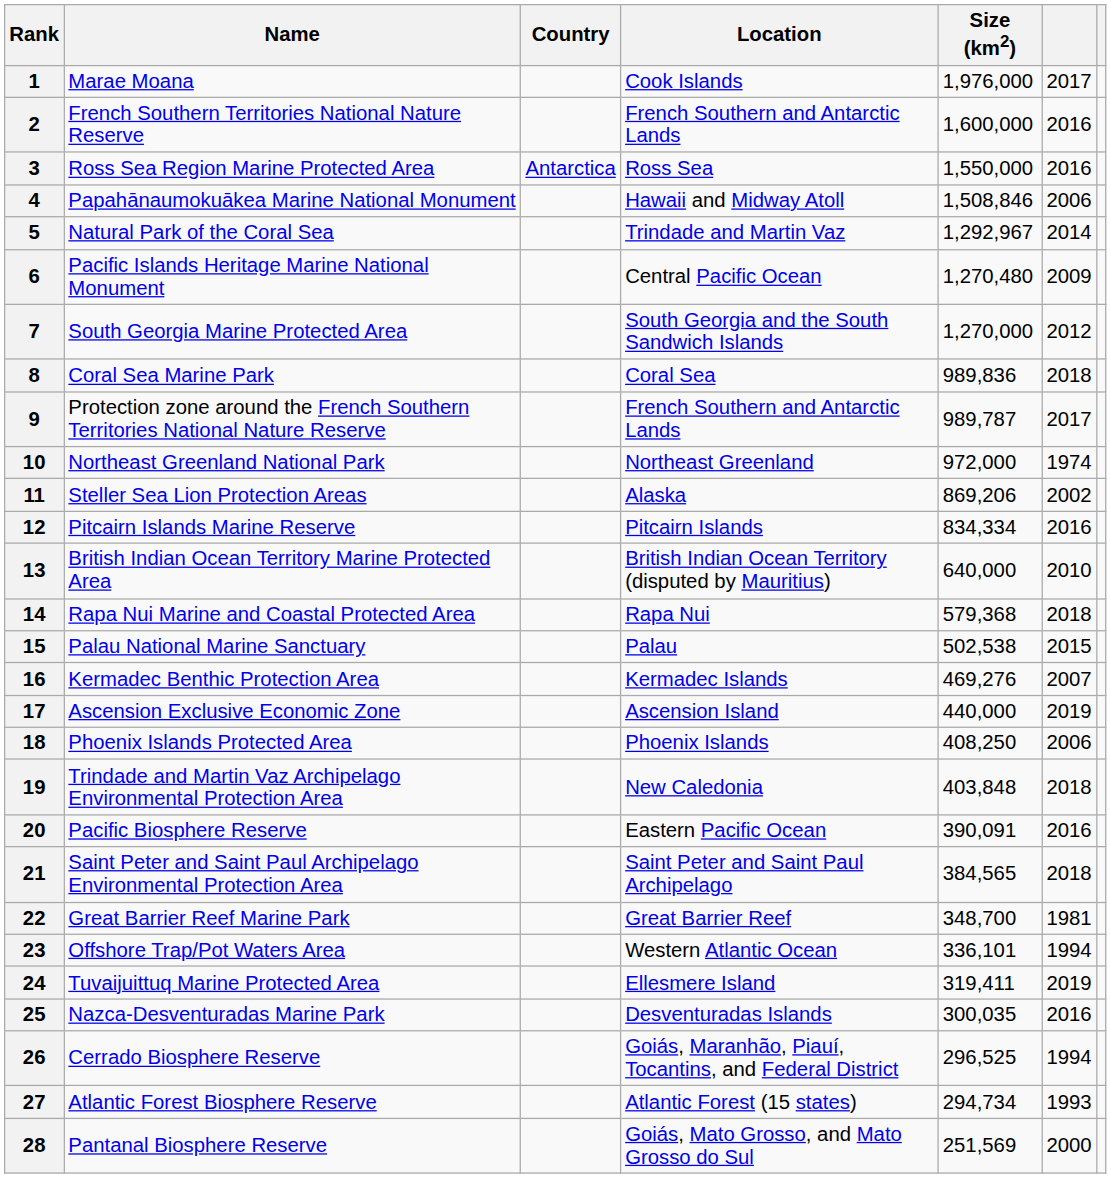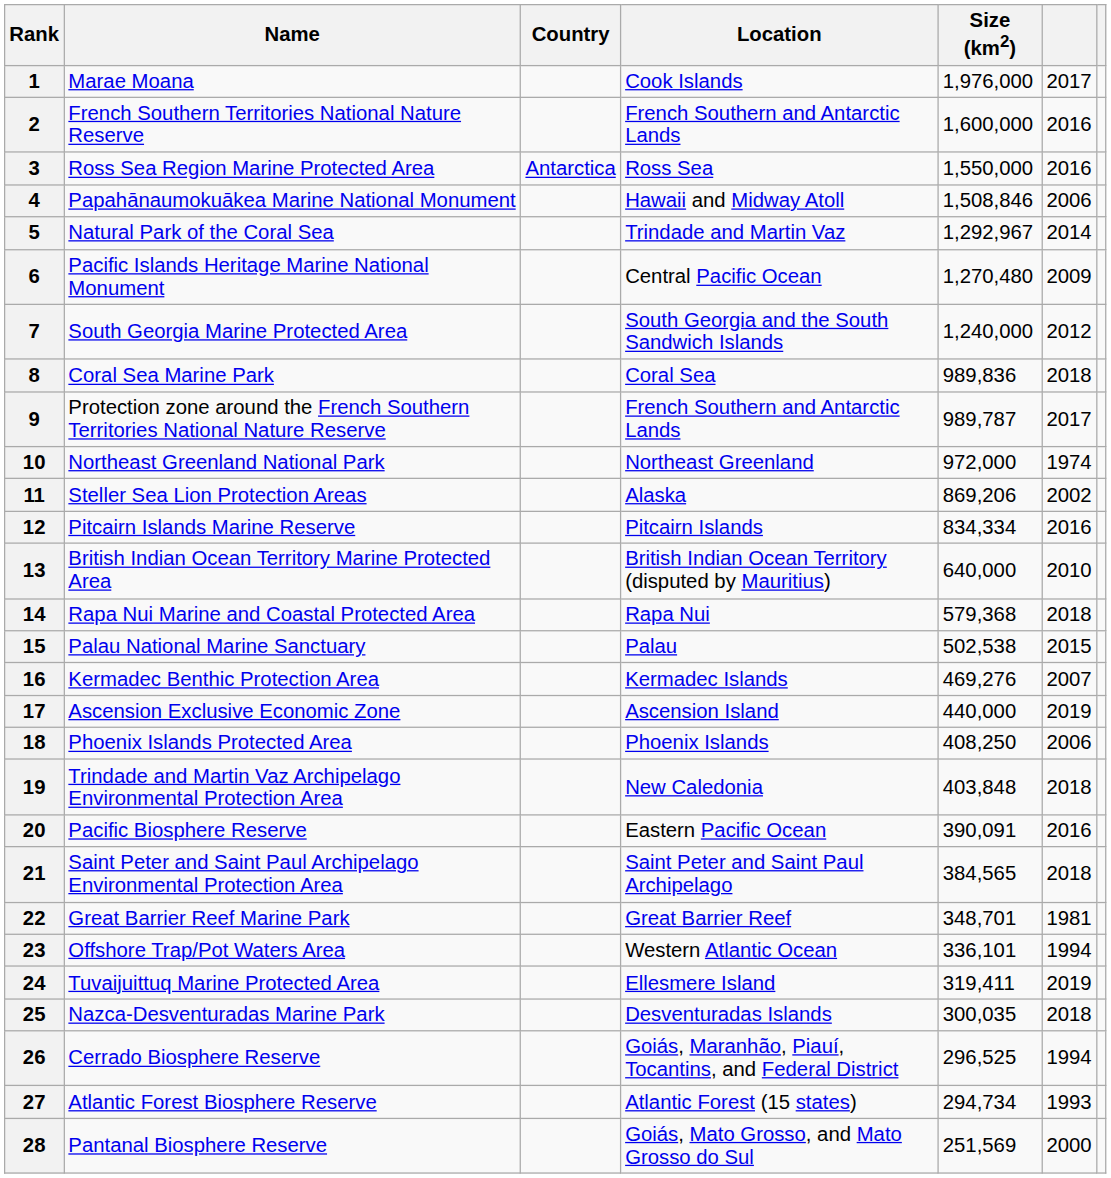(988, 331) 1,270,000 -> (988, 331) 1,240,000
(979, 917) 348,700 -> (979, 917) 348,701
(1069, 1014) 2016 -> (1069, 1014) 2018
